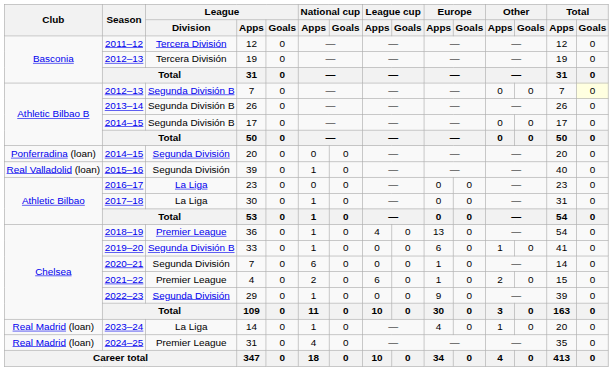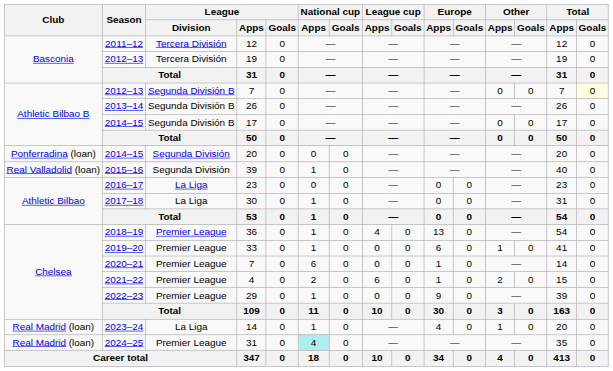(191, 248) Segunda División B -> (191, 248) Premier League
(191, 264) Segunda División -> (191, 264) Premier League
(191, 295) Segunda División -> (191, 295) Premier League
(314, 342) no background -> (314, 342) paleturquoise background
